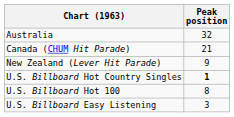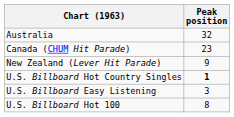(207, 49) 21 -> (207, 49) 23
rows swapped: (63, 91) <-> (81, 105)
